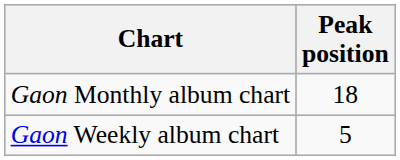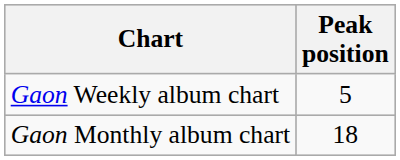rows swapped: (145, 134) <-> (150, 94)
